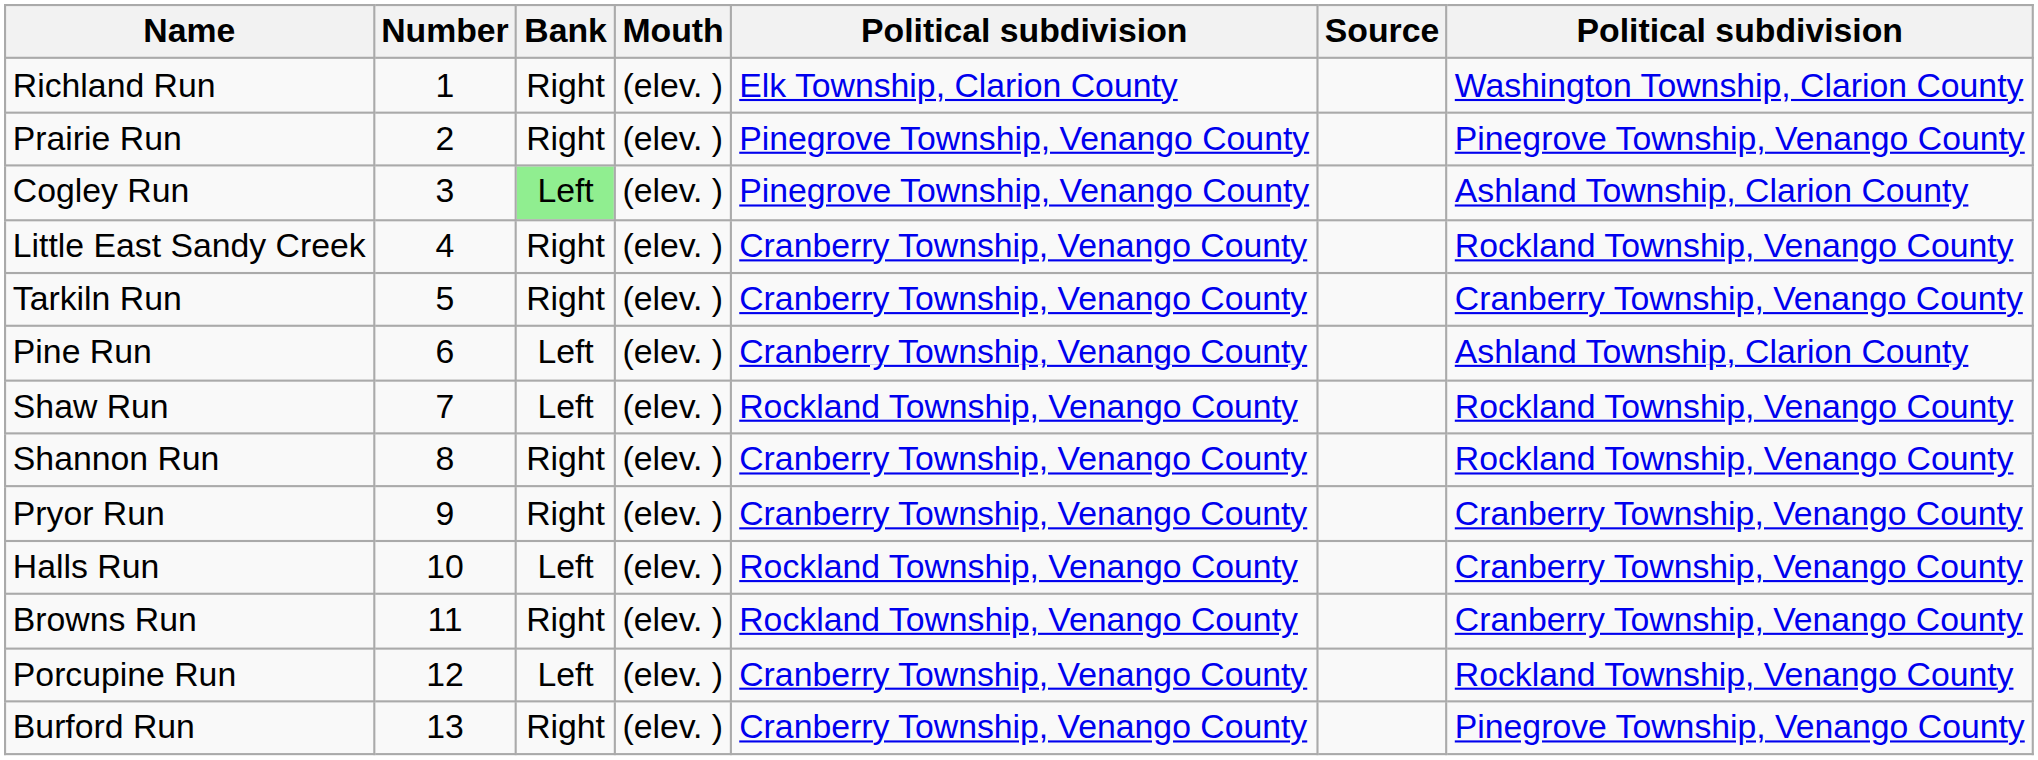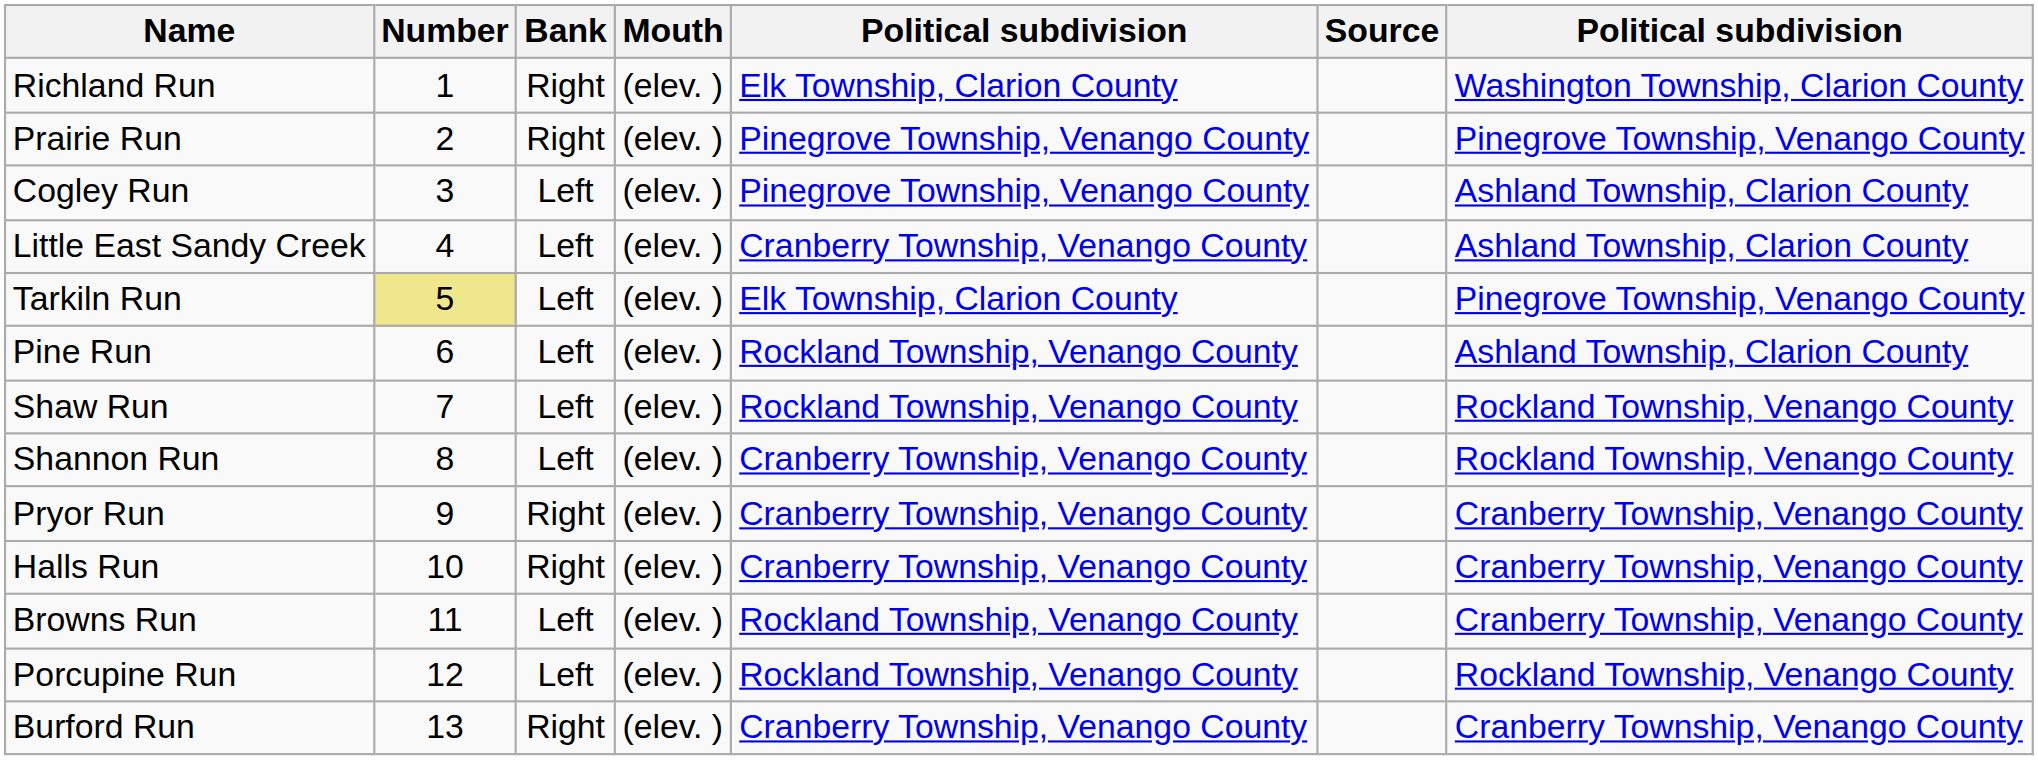(566, 191) lightgreen background -> (566, 191) no background
(566, 245) Right -> (566, 245) Left
(1734, 245) Rockland Township, Venango County -> (1712, 245) Ashland Township, Clarion County
(445, 298) no background -> (445, 298) khaki background
(566, 298) Right -> (566, 298) Left
(1023, 298) Cranberry Township, Venango County -> (958, 298) Elk Township, Clarion County
(1739, 298) Cranberry Township, Venango County -> (1740, 298) Pinegrove Township, Venango County
(1023, 352) Cranberry Township, Venango County -> (1019, 352) Rockland Township, Venango County
(566, 459) Right -> (566, 459) Left
(566, 566) Left -> (566, 566) Right
(1019, 566) Rockland Township, Venango County -> (1023, 566) Cranberry Township, Venango County
(566, 620) Right -> (566, 620) Left
(1023, 673) Cranberry Township, Venango County -> (1019, 673) Rockland Township, Venango County
(1740, 727) Pinegrove Township, Venango County -> (1739, 727) Cranberry Township, Venango County
